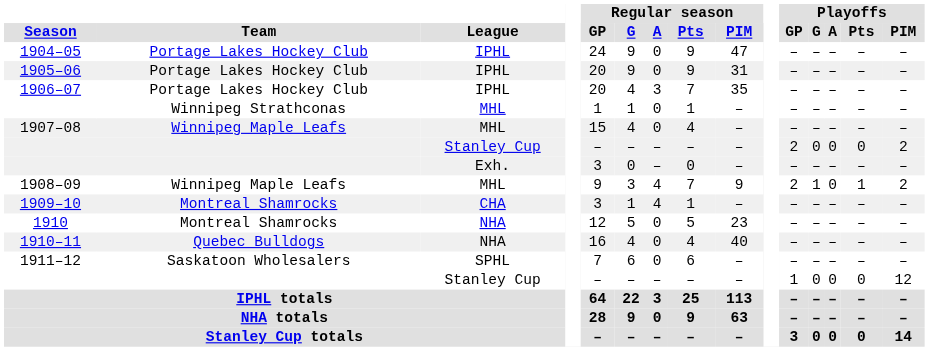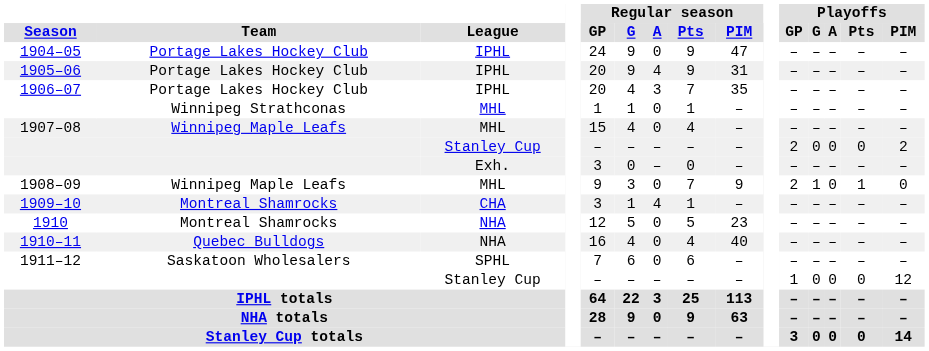(657, 71) 0 -> (657, 71) 4
(657, 185) 4 -> (657, 185) 0
(903, 185) 2 -> (903, 185) 0
